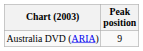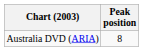(120, 38) 9 -> (120, 38) 8
